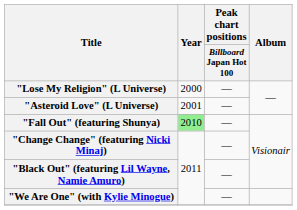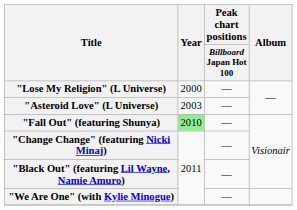(191, 106) 2001 -> (191, 106) 2003
